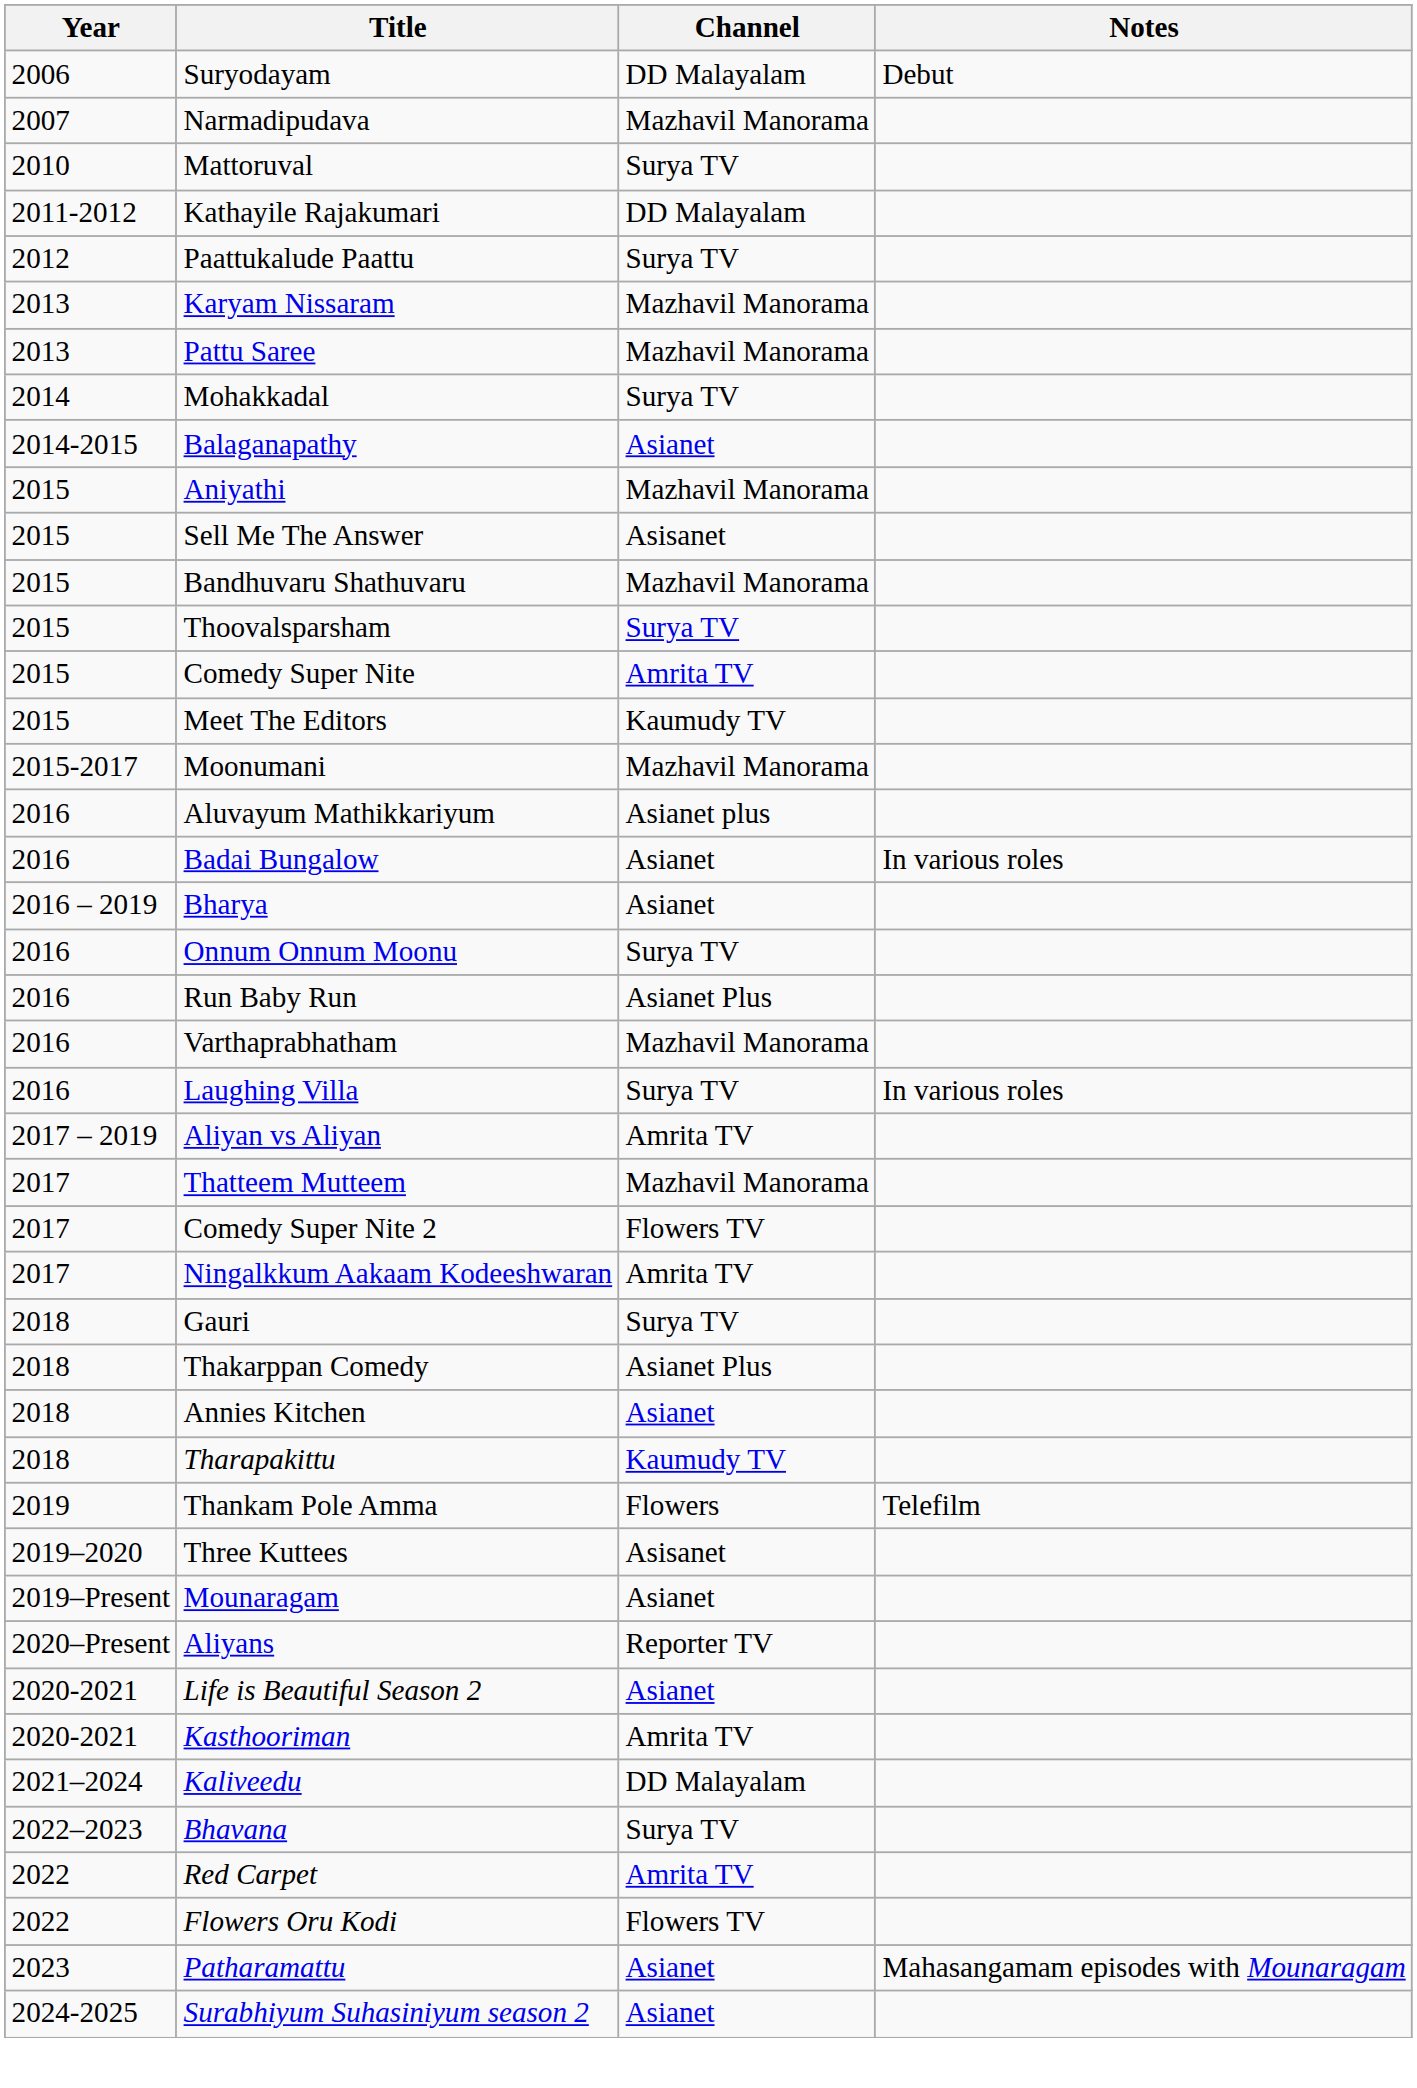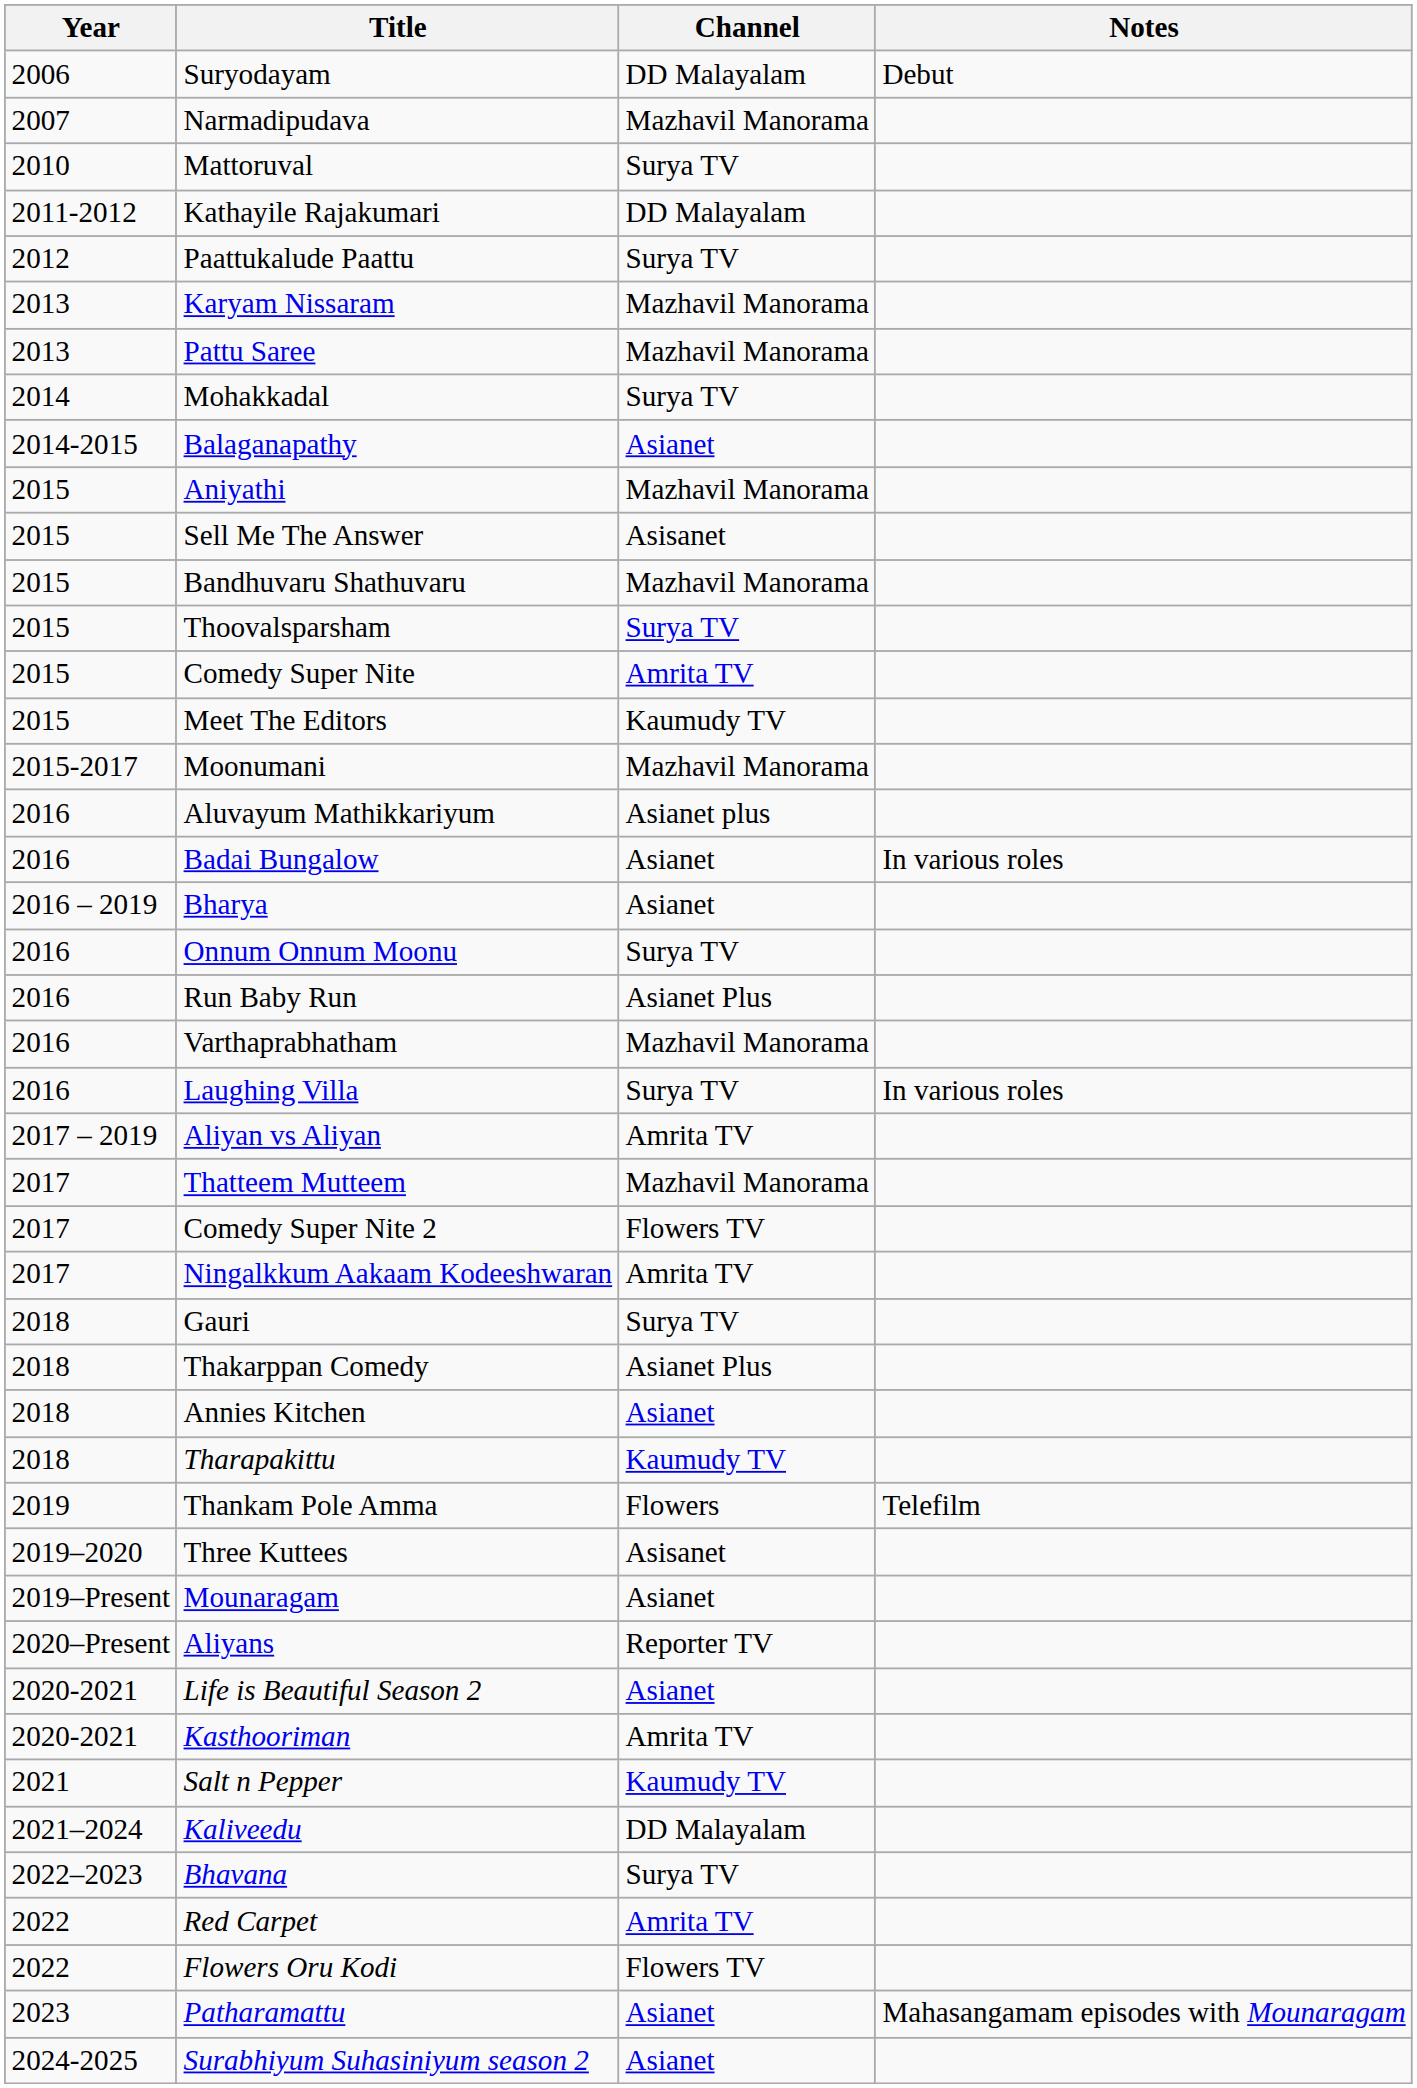+ row: (263, 1782)
